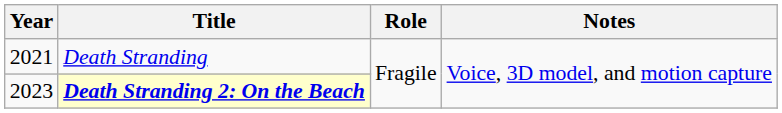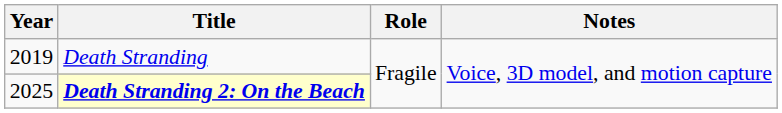(31, 56) 2021 -> (31, 56) 2019
(31, 90) 2023 -> (31, 90) 2025
